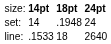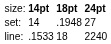(90, 22) 24 -> (90, 22) 27
(96, 37) 2640 -> (96, 37) 2240
